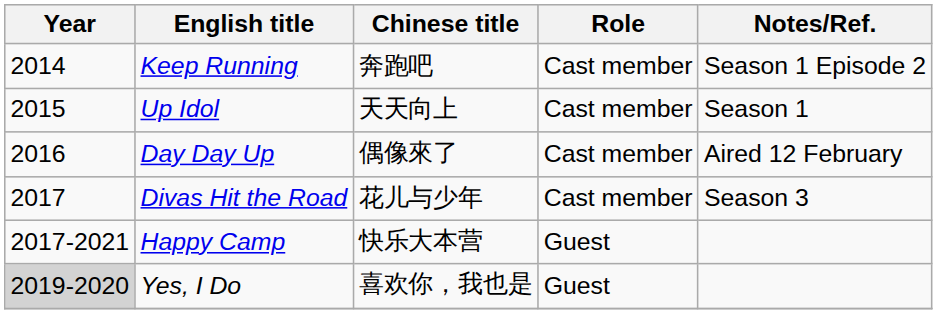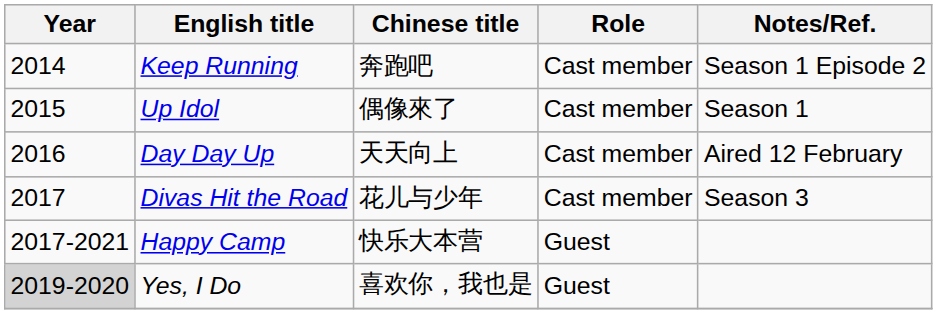(408, 109) 天天向上 -> (408, 109) 偶像來了
(408, 153) 偶像來了 -> (408, 153) 天天向上
